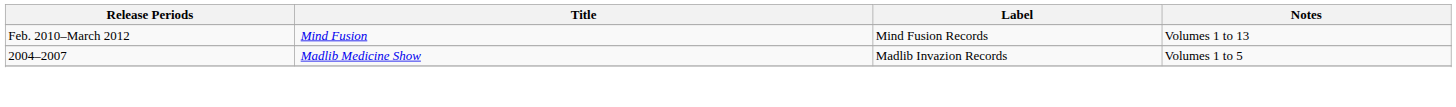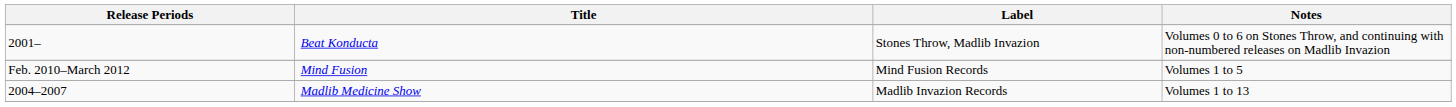+ row: (338, 42)
(1207, 35) Volumes 1 to 13 -> (1204, 70) Volumes 1 to 5
(1204, 55) Volumes 1 to 5 -> (1207, 91) Volumes 1 to 13
